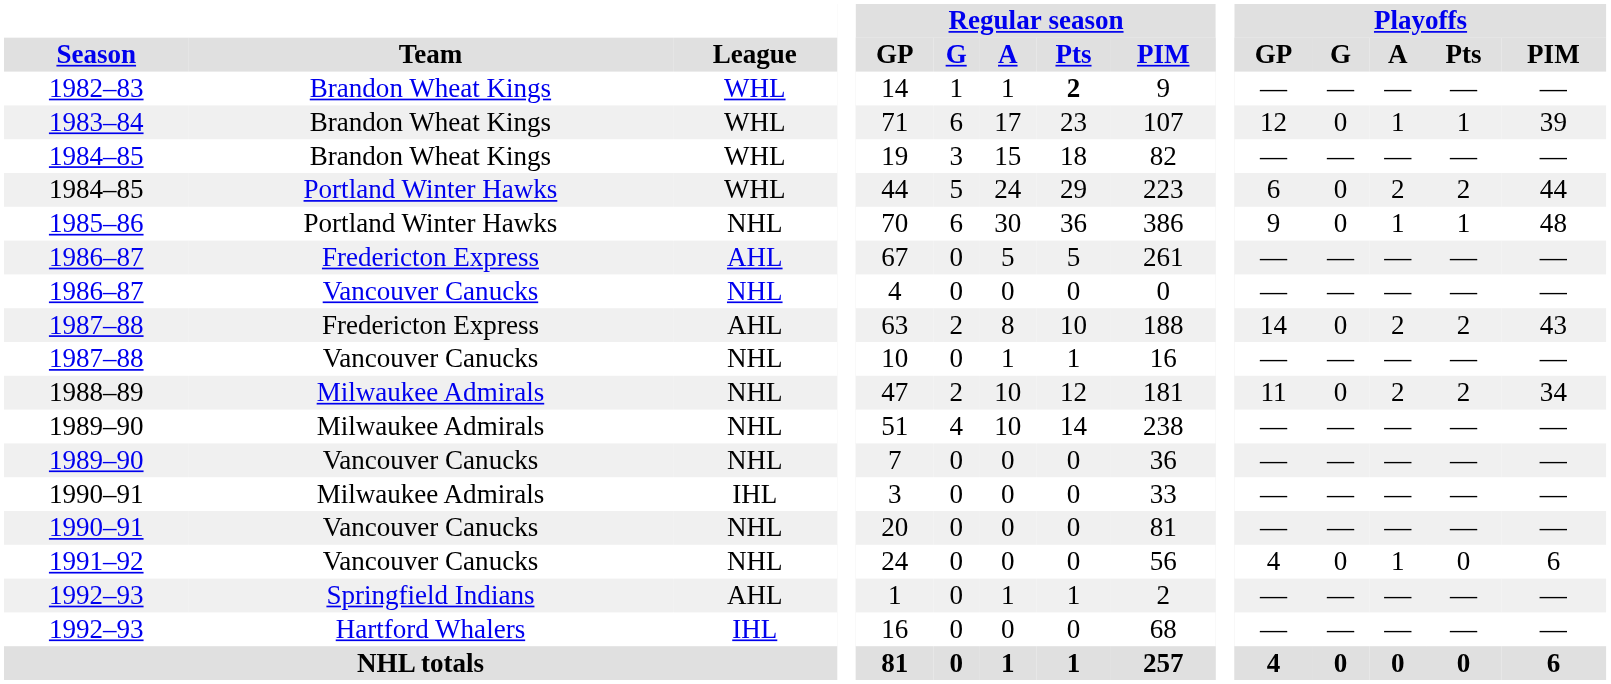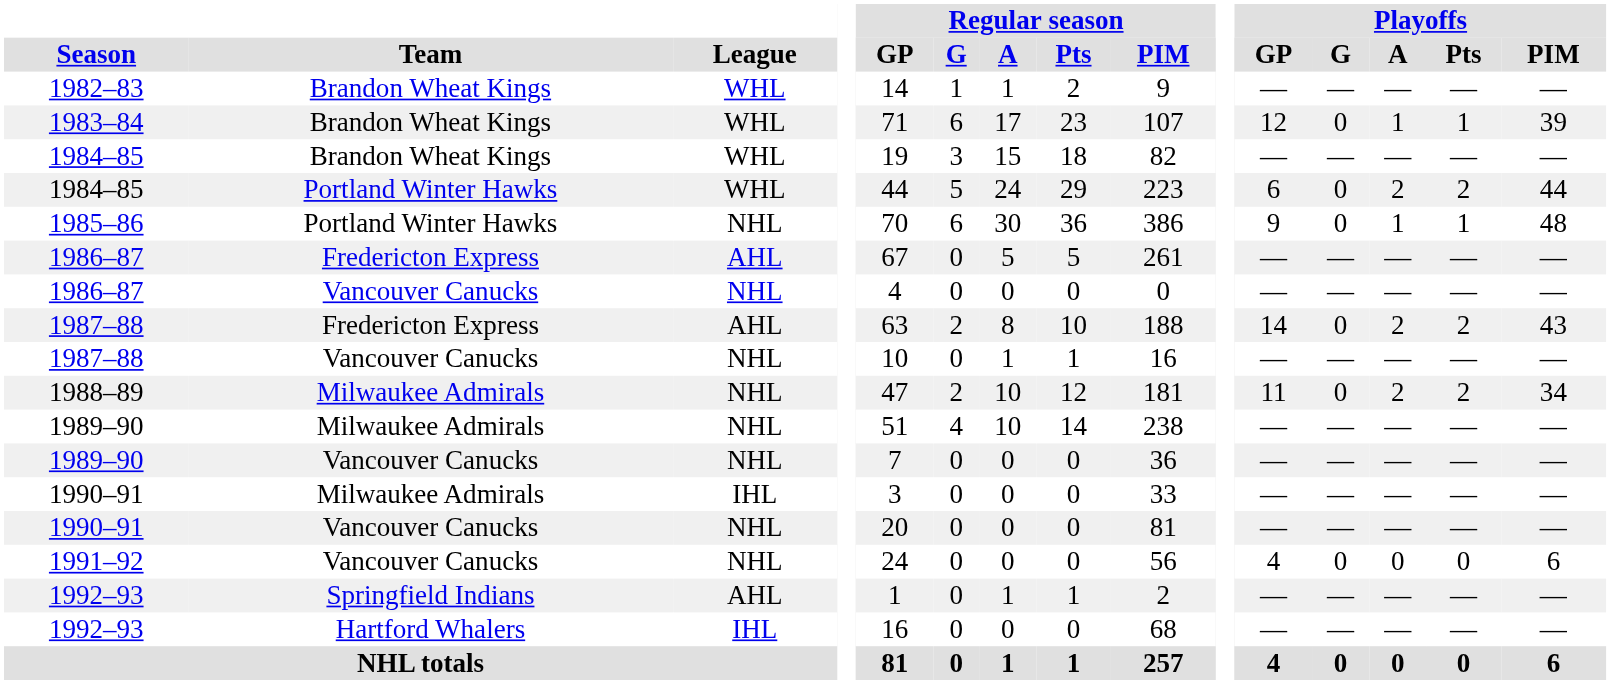(1073, 88) bold -> (1073, 88) normal
(1398, 561) 1 -> (1398, 561) 0
